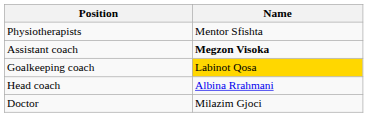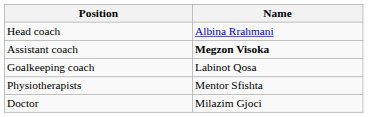rows swapped: (34, 85) <-> (44, 31)
(226, 67) gold background -> (226, 67) no background
